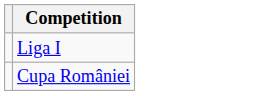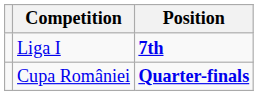+ column: (194, 18)
